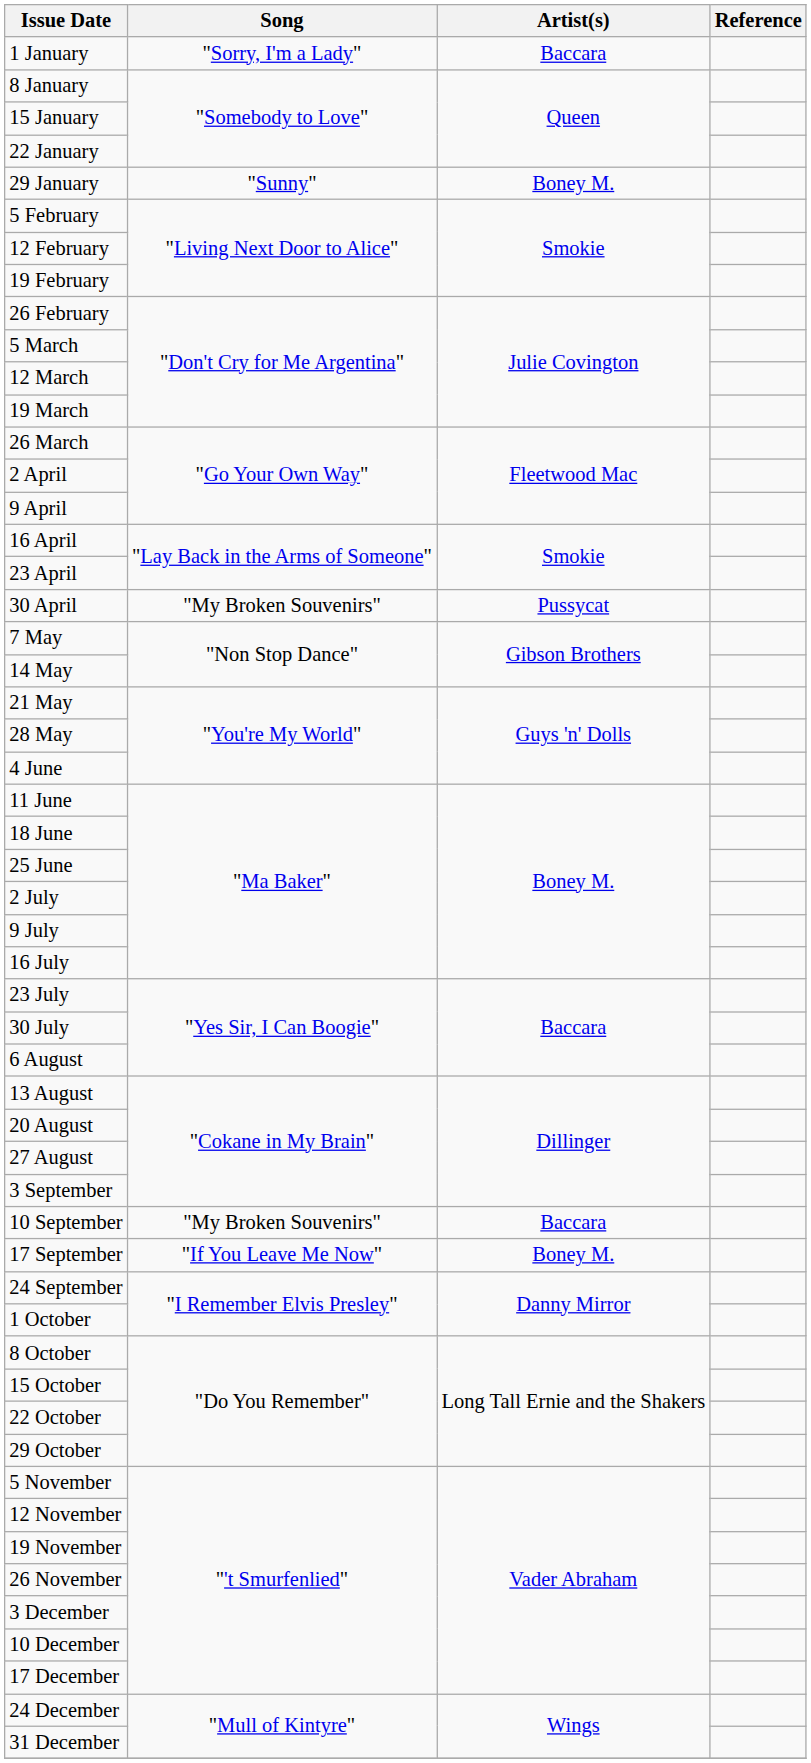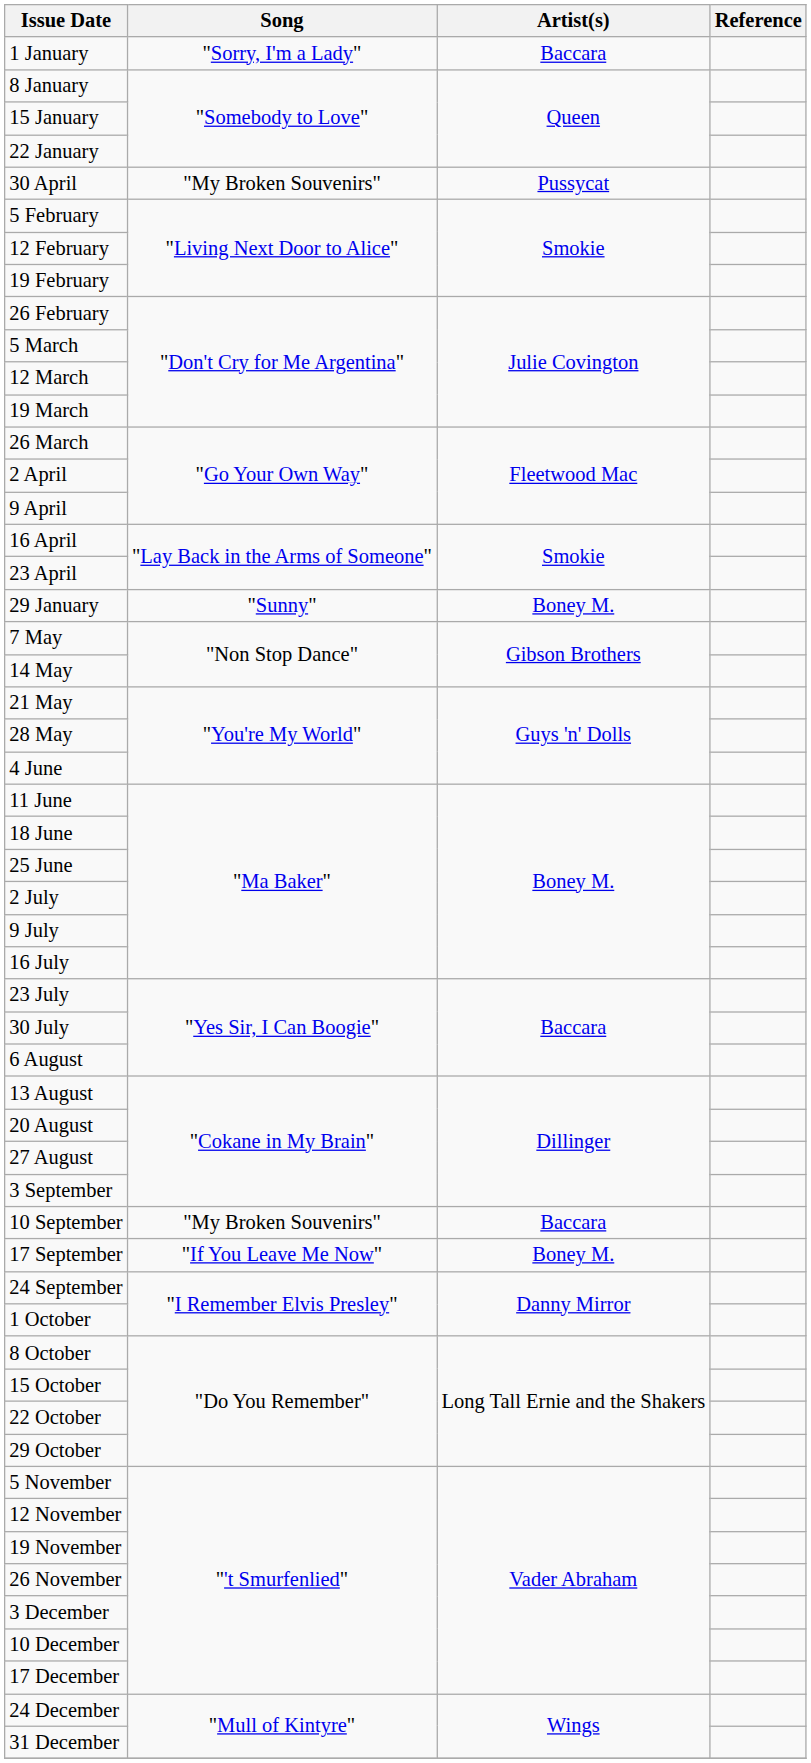rows swapped: (54, 183) <-> (43, 605)
